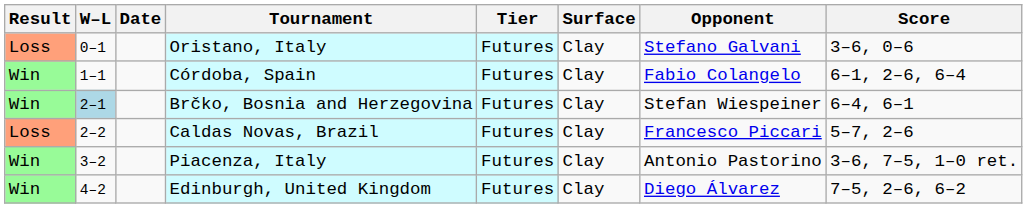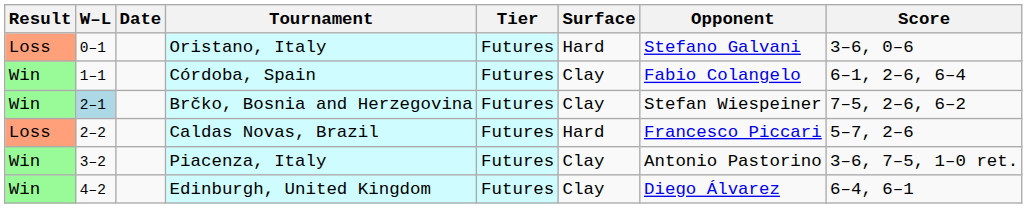(583, 47) Clay -> (583, 47) Hard
(872, 104) 6–4, 6–1 -> (898, 104) 7–5, 2–6, 6–2
(583, 132) Clay -> (583, 132) Hard
(898, 189) 7–5, 2–6, 6–2 -> (872, 189) 6–4, 6–1
